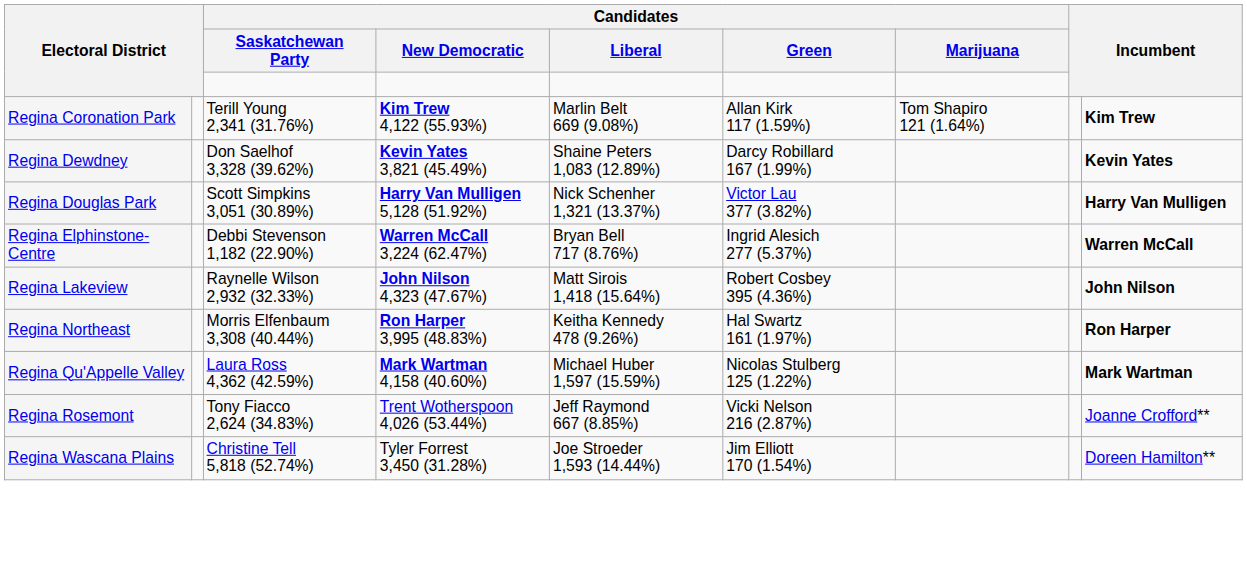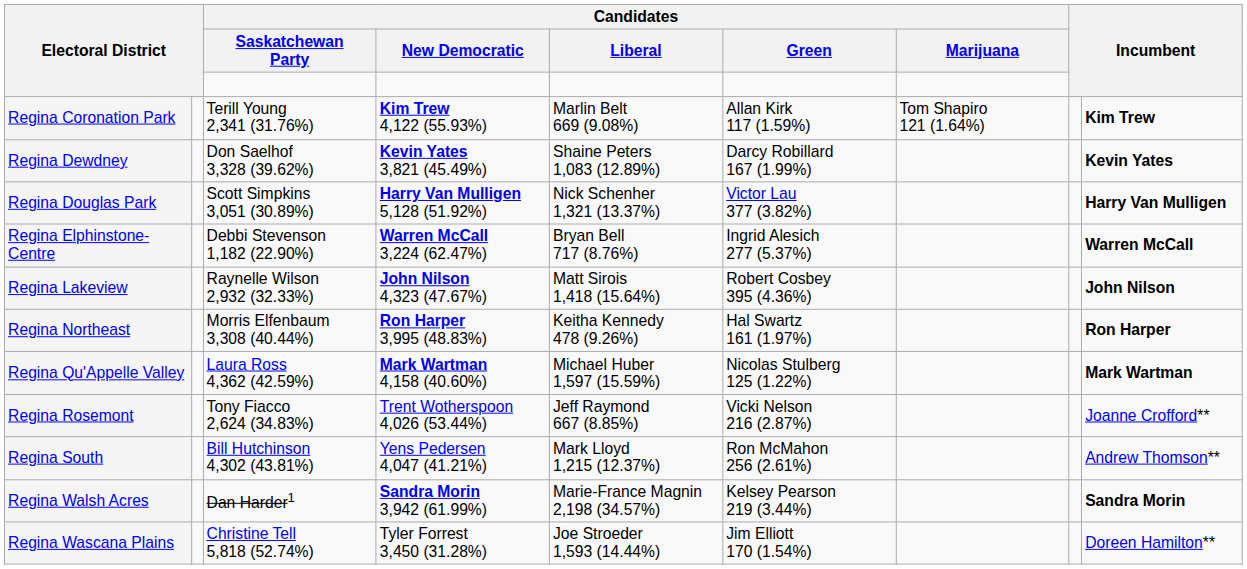+ row: (56, 458)
+ row: (78, 500)
